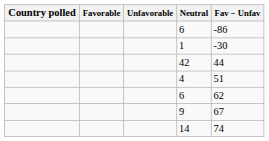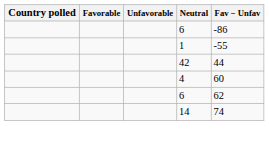(220, 46) -30 -> (220, 46) -55
(219, 79) 51 -> (219, 79) 60
- row: (42, 112)
